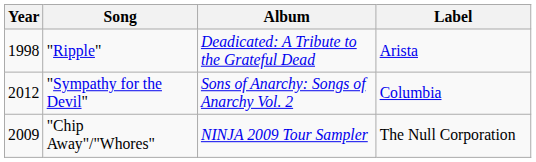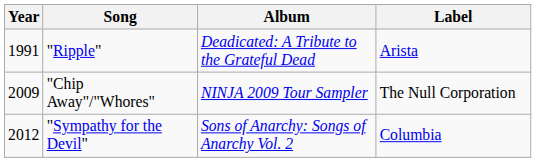(24, 50) 1998 -> (24, 50) 1991
rows swapped: (101, 135) <-> (104, 93)
